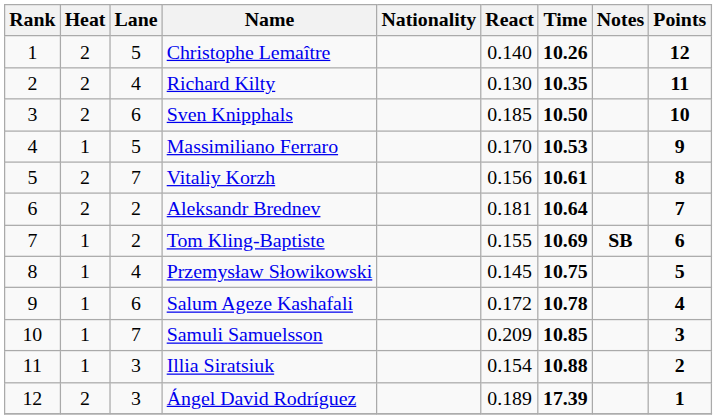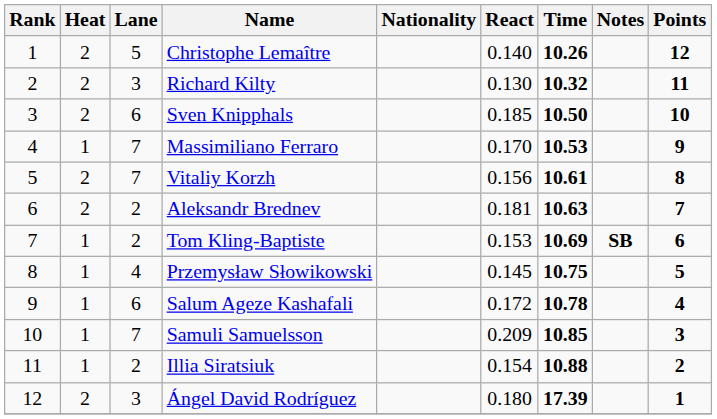(136, 83) 4 -> (136, 83) 3
(565, 83) 10.35 -> (565, 83) 10.32
(136, 146) 5 -> (136, 146) 7
(565, 209) 10.64 -> (565, 209) 10.63
(510, 240) 0.155 -> (510, 240) 0.153
(136, 366) 3 -> (136, 366) 2
(510, 397) 0.189 -> (510, 397) 0.180
